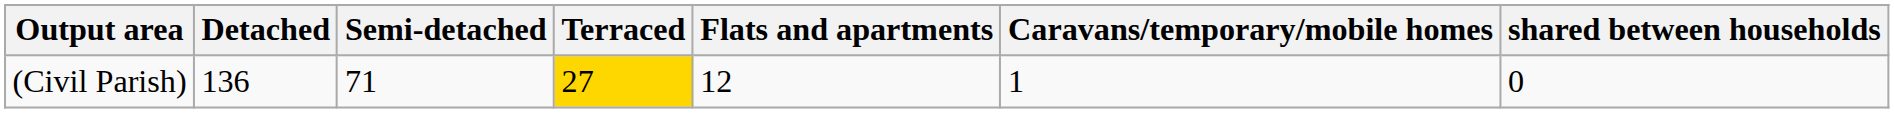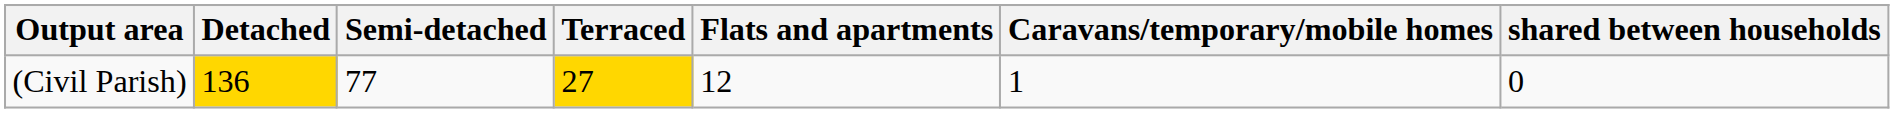(226, 81) no background -> (226, 81) gold background
(361, 81) 71 -> (361, 81) 77
